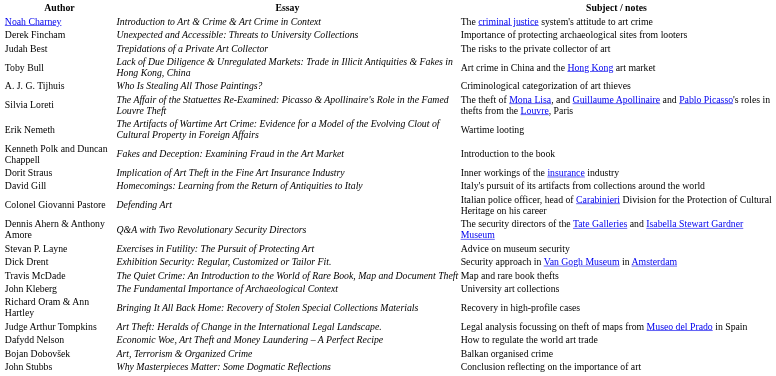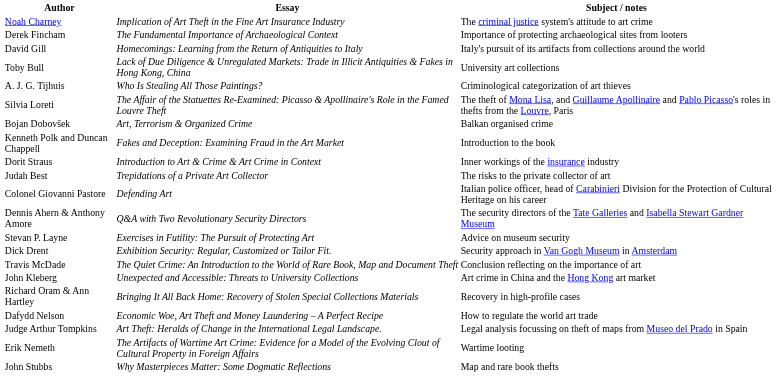(219, 21) Introduction to Art & Crime & Art Crime in Context -> (231, 21) Implication of Art Theft in the Fine Art Insurance Industry
(237, 35) Unexpected and Accessible: Threats to University Collections -> (227, 35) The Fundamental Importance of Archaeological Context
rows swapped: (26, 186) <-> (26, 48)
(558, 67) Art crime in China and the Hong Kong art market -> (510, 67) University art collections
rows swapped: (37, 353) <-> (30, 129)
(231, 173) Implication of Art Theft in the Fine Art Insurance Industry -> (219, 162) Introduction to Art & Crime & Art Crime in Context
(510, 275) Map and rare book thefts -> (551, 264) Conclusion reflecting on the importance of art
(227, 289) The Fundamental Importance of Archaeological Context -> (237, 278) Unexpected and Accessible: Threats to University Collections
(510, 289) University art collections -> (558, 278) Art crime in China and the Hong Kong art market
rows swapped: (51, 326) <-> (35, 340)
(551, 367) Conclusion reflecting on the importance of art -> (510, 367) Map and rare book thefts
